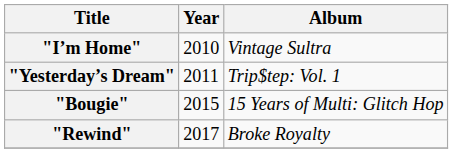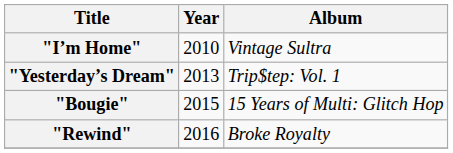(201, 76) 2011 -> (201, 76) 2013
(201, 133) 2017 -> (201, 133) 2016
